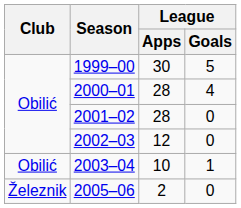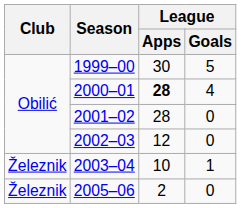(162, 91) normal -> (162, 91) bold
(37, 166) Obilić -> (37, 166) Železnik
